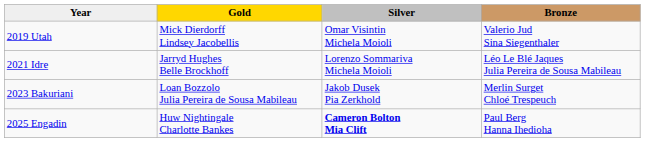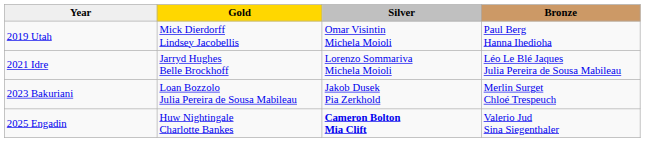(521, 36) Valerio Jud Sina Siegenthaler -> (518, 36) Paul Berg Hanna Ihedioha
(518, 123) Paul Berg Hanna Ihedioha -> (521, 123) Valerio Jud Sina Siegenthaler
